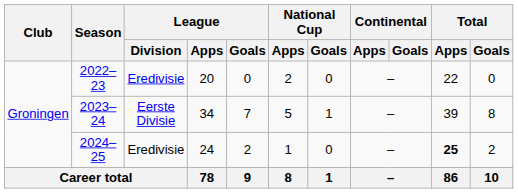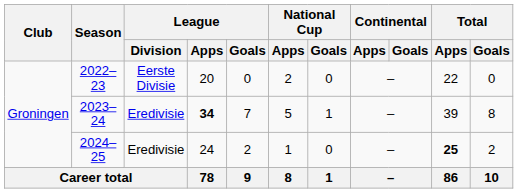(156, 78) Eredivisie -> (156, 78) Eerste Divisie
(156, 114) Eerste Divisie -> (156, 114) Eredivisie
(207, 114) normal -> (207, 114) bold
